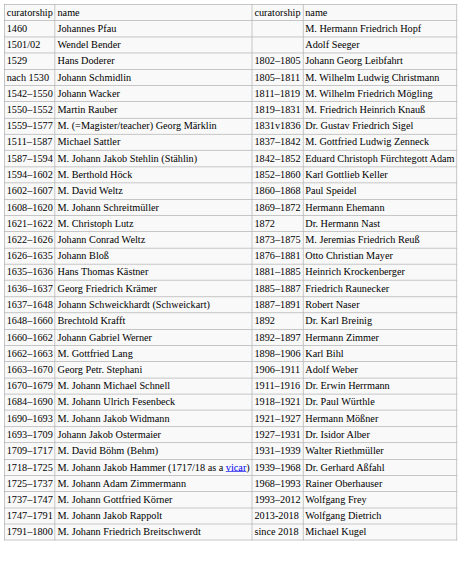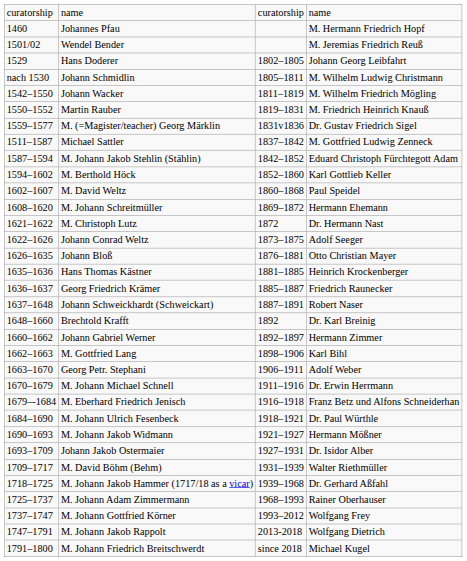(332, 45) Adolf Seeger -> (366, 45) M. Jeremias Friedrich Reuß
(362, 239) M. Jeremias Friedrich Reuß -> (336, 239) Adolf Seeger
+ row: (123, 402)
